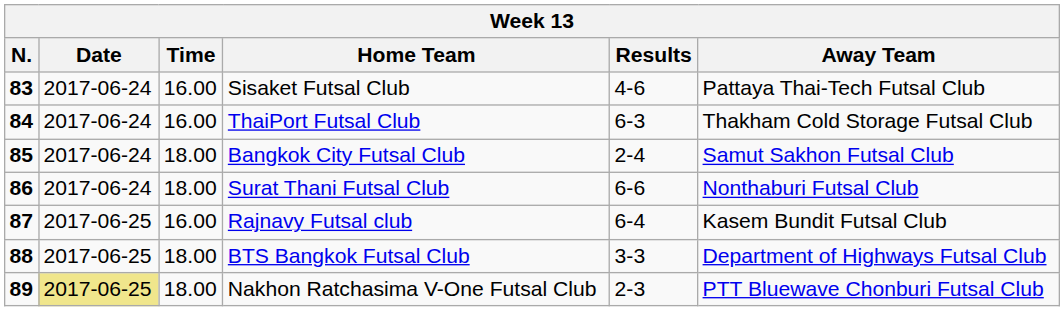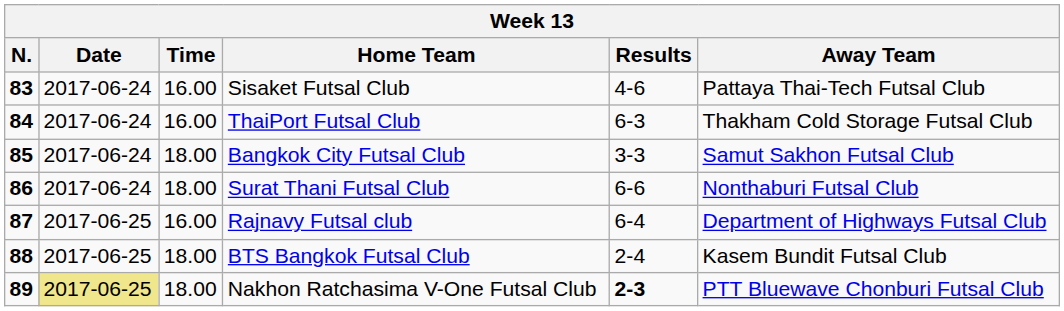(630, 155) 2-4 -> (630, 155) 3-3
(825, 222) Kasem Bundit Futsal Club -> (875, 222) Department of Highways Futsal Club
(630, 255) 3-3 -> (630, 255) 2-4
(875, 255) Department of Highways Futsal Club -> (825, 255) Kasem Bundit Futsal Club
(630, 289) normal -> (630, 289) bold
